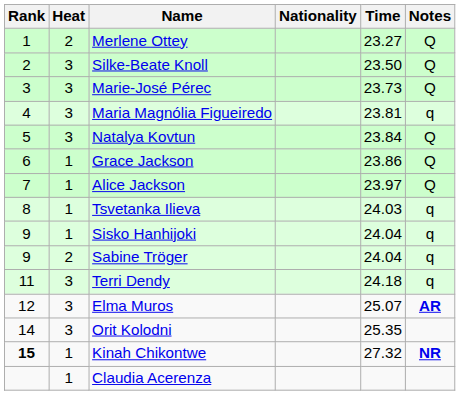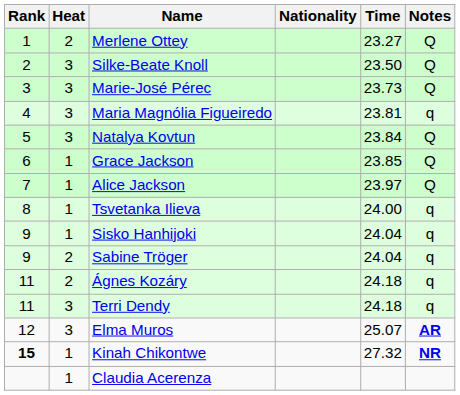(383, 161) 23.86 -> (383, 161) 23.85
(383, 209) 24.03 -> (383, 209) 24.00
+ row: (139, 281)
- row: (132, 329)
